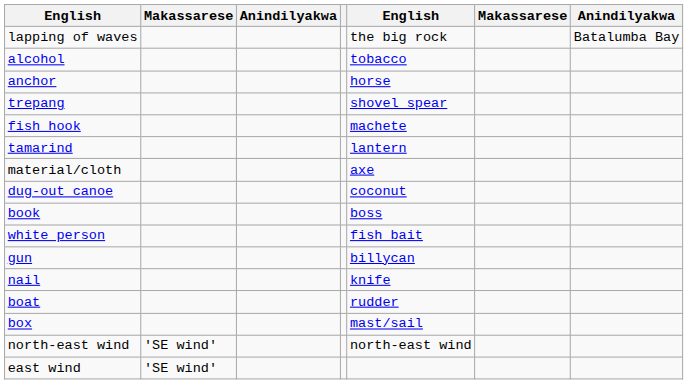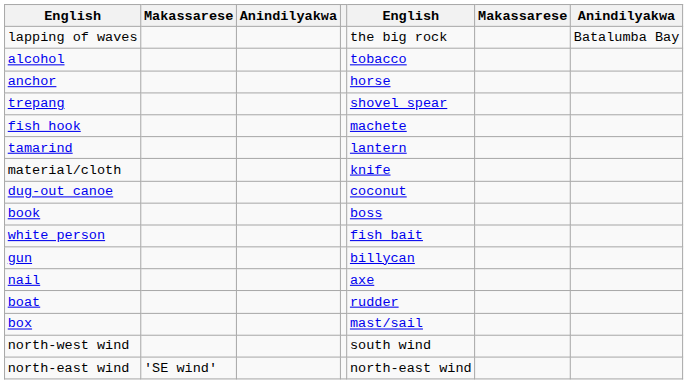(362, 170) axe -> (370, 170) knife
(370, 280) knife -> (362, 280) axe
+ row: (69, 346)
- row: (44, 368)
